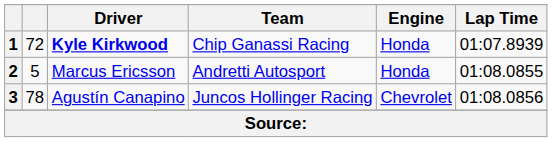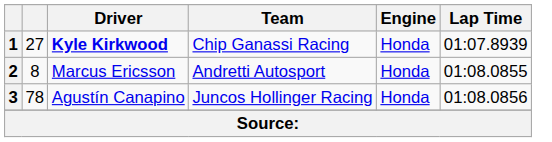(35, 44) 72 -> (35, 44) 27
(35, 71) 5 -> (35, 71) 8
(416, 97) Chevrolet -> (405, 97) Honda
